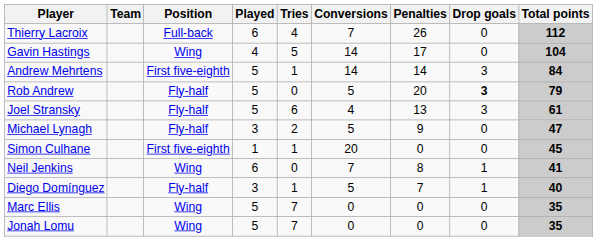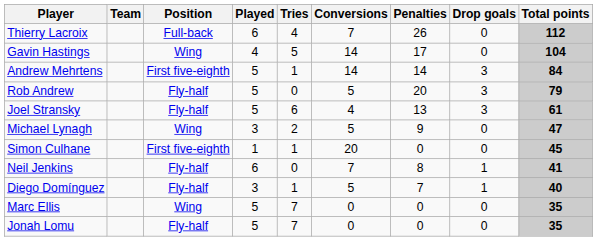(484, 91) bold -> (484, 91) normal
(188, 129) Fly-half -> (188, 129) Wing
(188, 168) Wing -> (188, 168) Fly-half
(188, 226) Wing -> (188, 226) Fly-half
